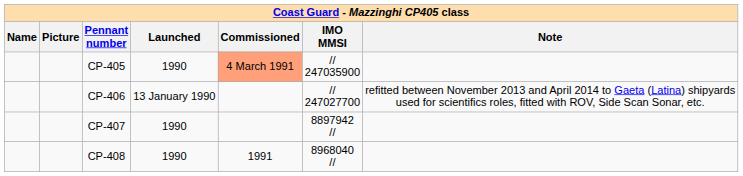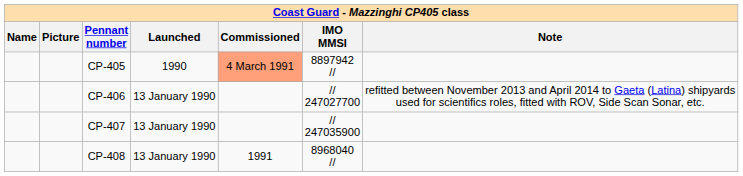(332, 66) // 247035900 -> (332, 66) 8897942 //
(174, 126) 1990 -> (174, 126) 13 January 1990
(332, 126) 8897942 // -> (332, 126) // 247035900
(174, 156) 1990 -> (174, 156) 13 January 1990
